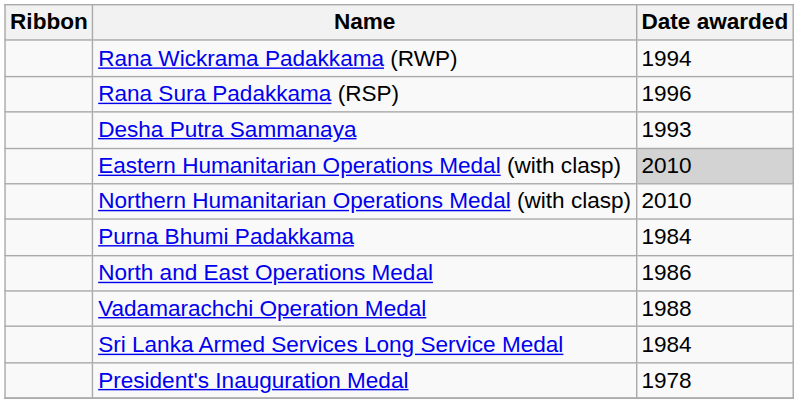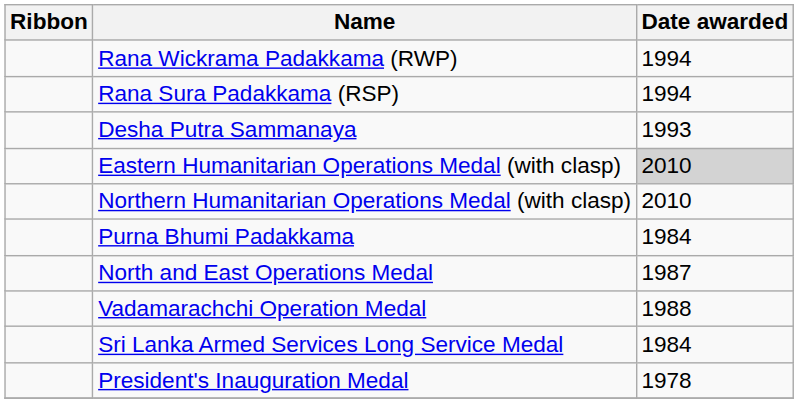(667, 93) 1996 -> (667, 93) 1994
(667, 272) 1986 -> (667, 272) 1987
